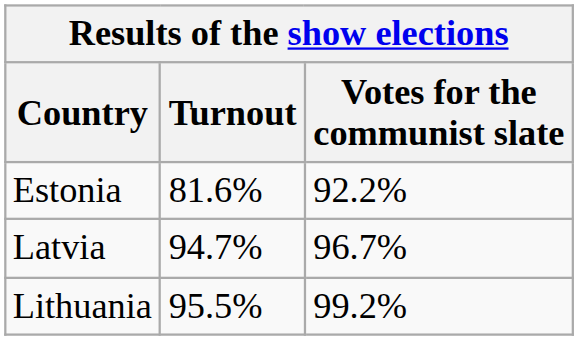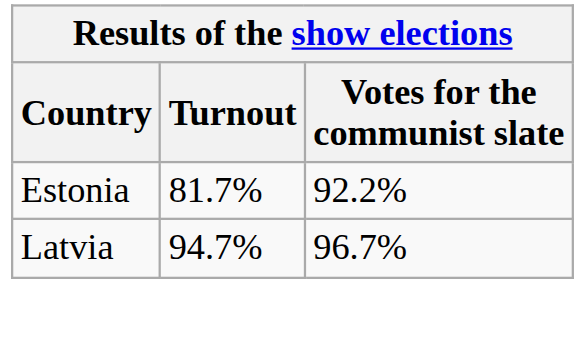(216, 189) 81.6% -> (216, 189) 81.7%
- row: (82, 304)
